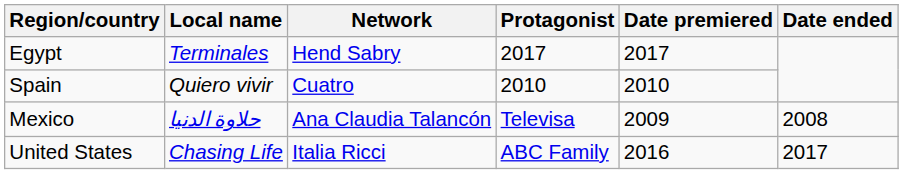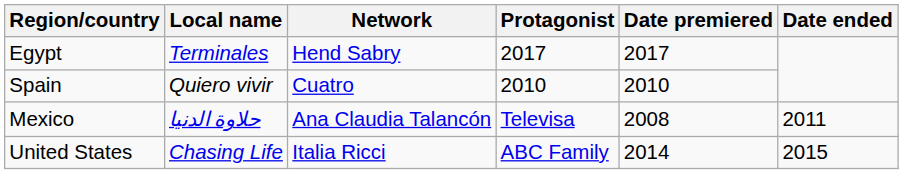(647, 118) 2009 -> (647, 118) 2008
(805, 118) 2008 -> (804, 118) 2011
(647, 151) 2016 -> (647, 151) 2014
(805, 151) 2017 -> (805, 151) 2015
